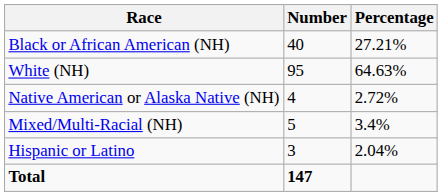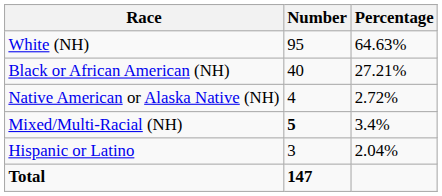rows swapped: (49, 71) <-> (119, 44)
(291, 124) normal -> (291, 124) bold
